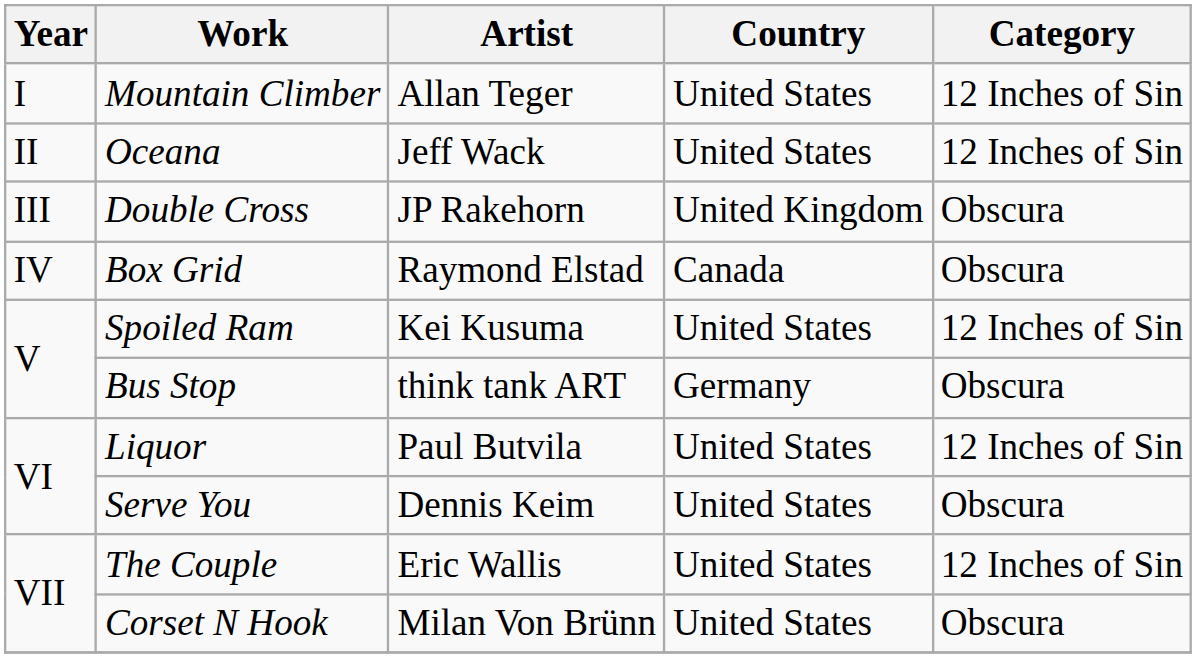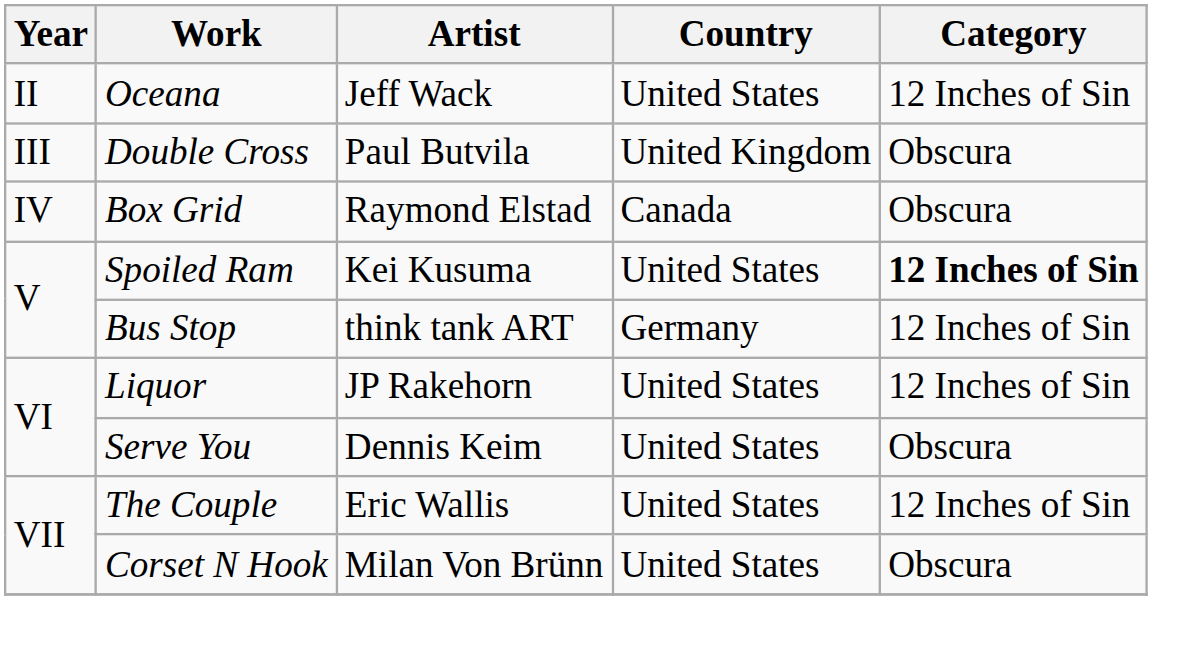- row: (243, 92)
(491, 210) JP Rakehorn -> (437, 151) Paul Butvila
(1062, 328) normal -> (1013, 269) bold
(1003, 387) Obscura -> (1009, 328) 12 Inches of Sin
(490, 446) Paul Butvila -> (439, 387) JP Rakehorn
